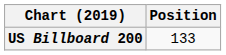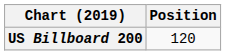(183, 39) 133 -> (183, 39) 120
